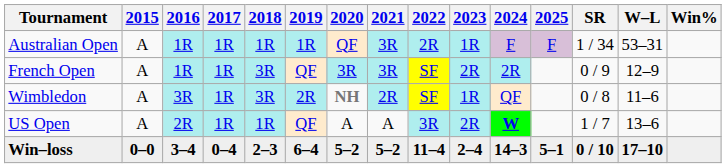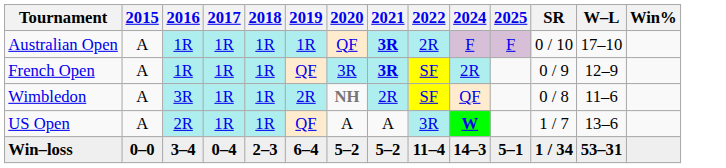- column: (470, 17)
(388, 44) normal -> (388, 44) bold
(595, 44) 1 / 34 -> (554, 44) 0 / 10
(642, 44) 53–31 -> (601, 44) 17–10
(265, 70) 3R -> (265, 70) 1R
(388, 70) normal -> (388, 70) bold
(265, 96) 3R -> (265, 96) 1R
(595, 149) 0 / 10 -> (554, 149) 1 / 34
(642, 149) 17–10 -> (601, 149) 53–31
